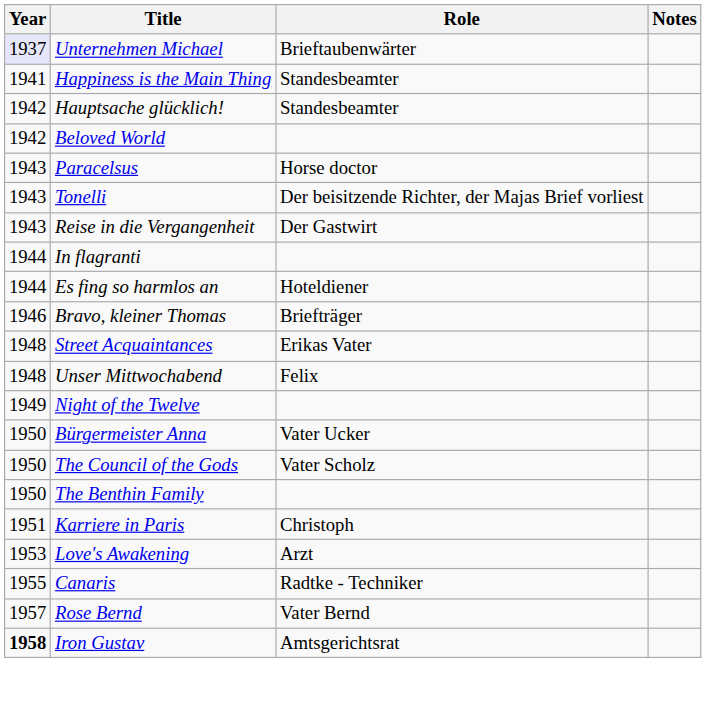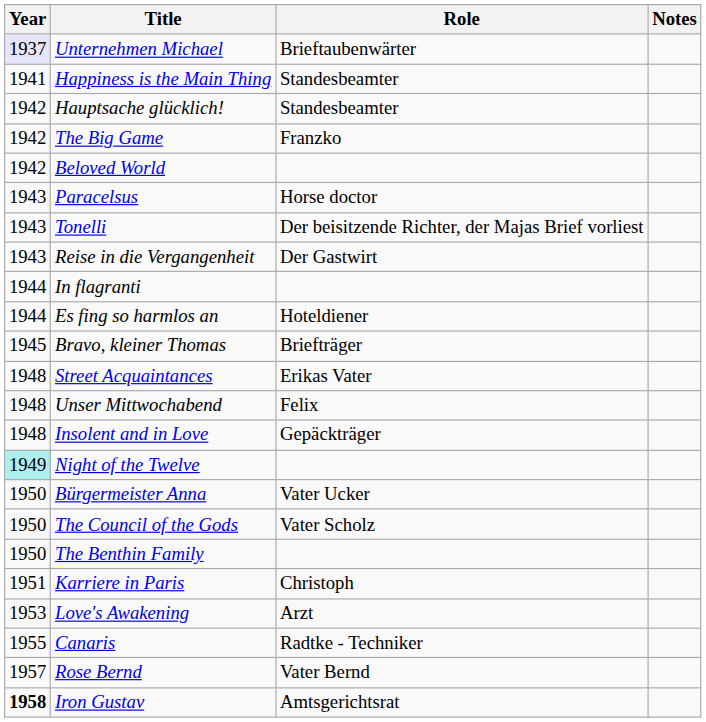+ row: (109, 138)
(28, 316) 1946 -> (28, 345) 1945
+ row: (132, 434)
(28, 405) no background -> (28, 464) paleturquoise background
